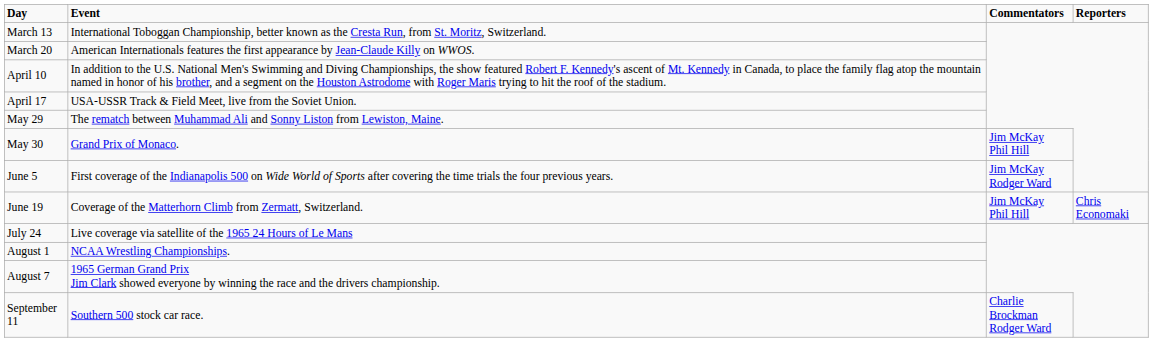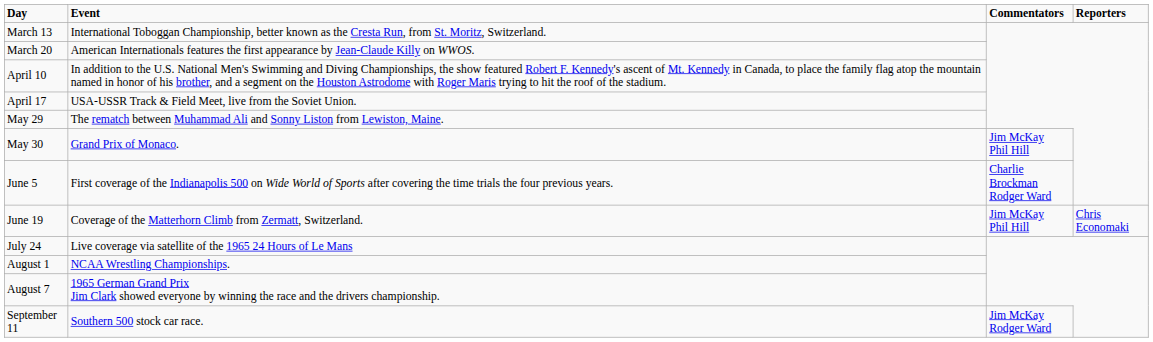(1020, 176) Jim McKay Rodger Ward -> (1020, 182) Charlie Brockman Rodger Ward
(1020, 314) Charlie Brockman Rodger Ward -> (1020, 321) Jim McKay Rodger Ward
